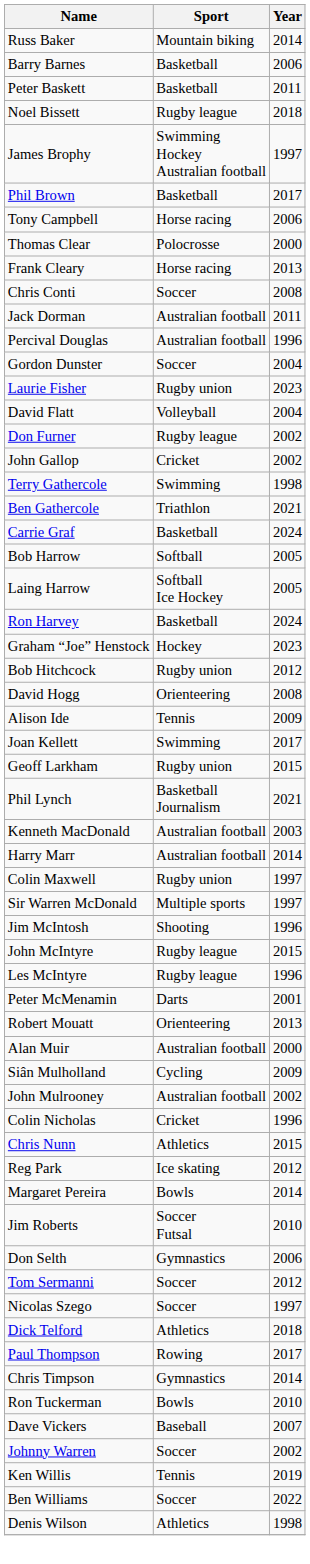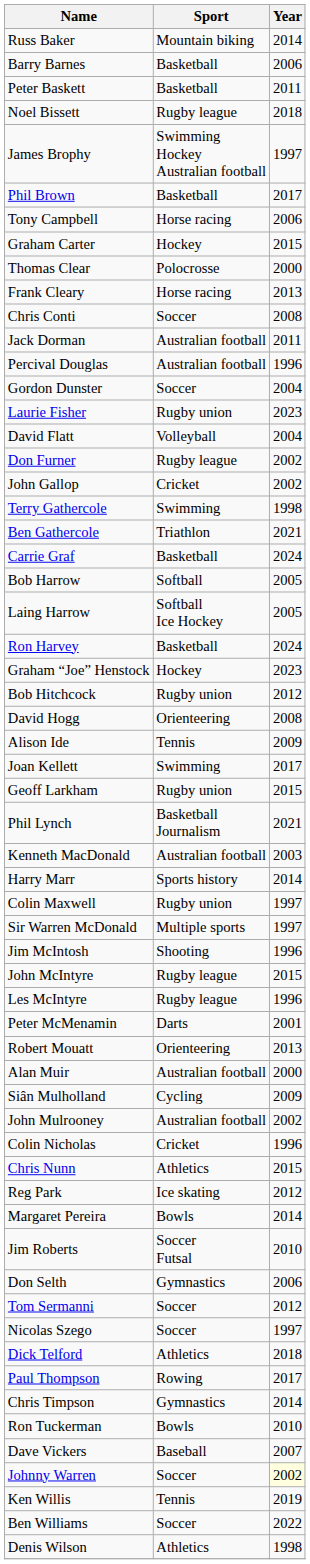+ row: (51, 243)
(211, 855) Australian football -> (197, 879) Sports history
(287, 1450) no background -> (287, 1474) lightyellow background
